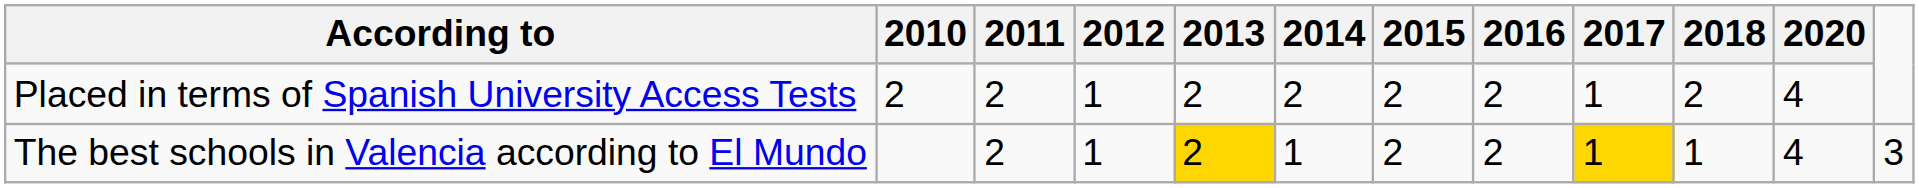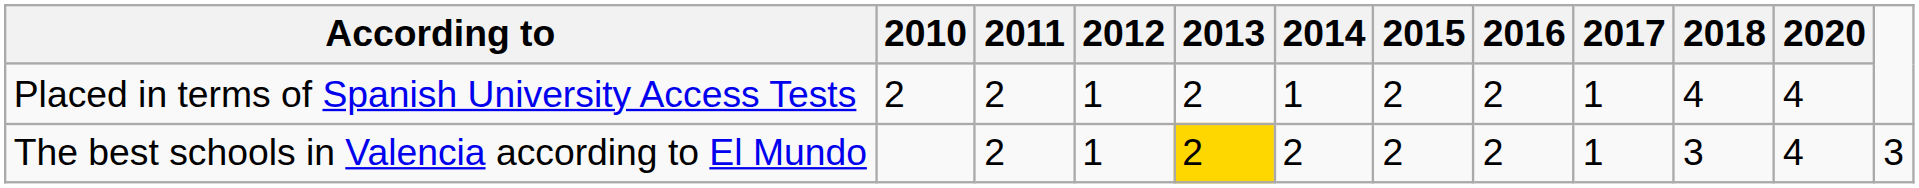(1293, 93) 2 -> (1293, 93) 1
(1693, 93) 2 -> (1693, 93) 4
(1293, 152) 1 -> (1293, 152) 2
(1593, 152) gold background -> (1593, 152) no background
(1693, 152) 1 -> (1693, 152) 3
